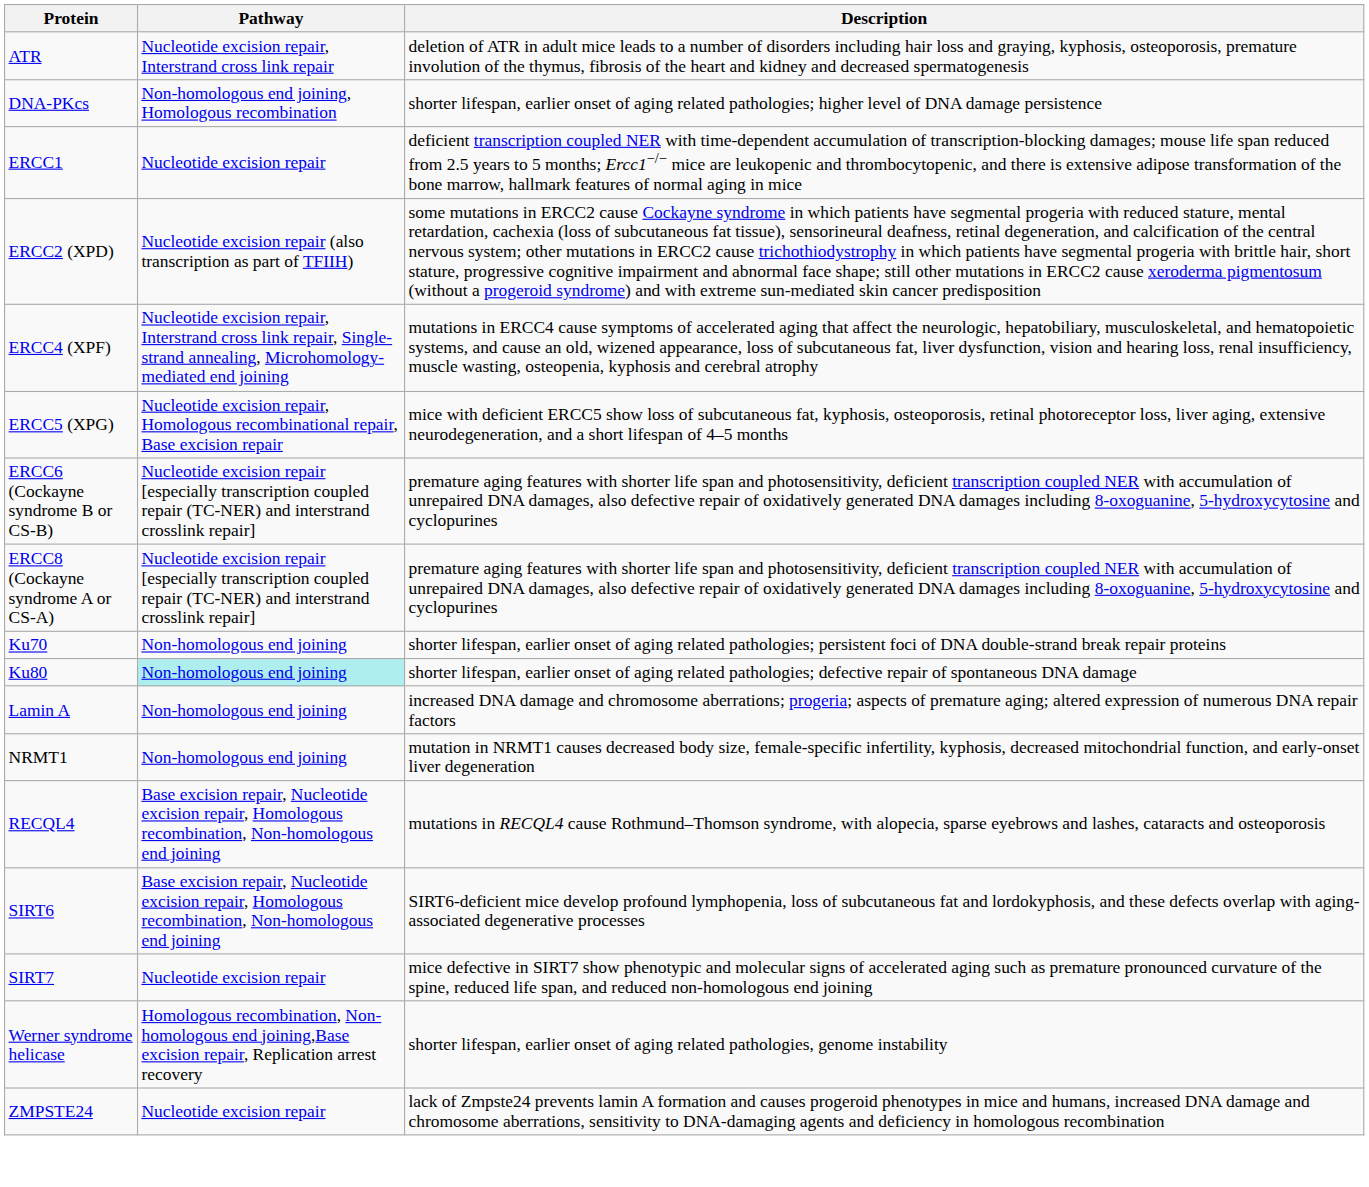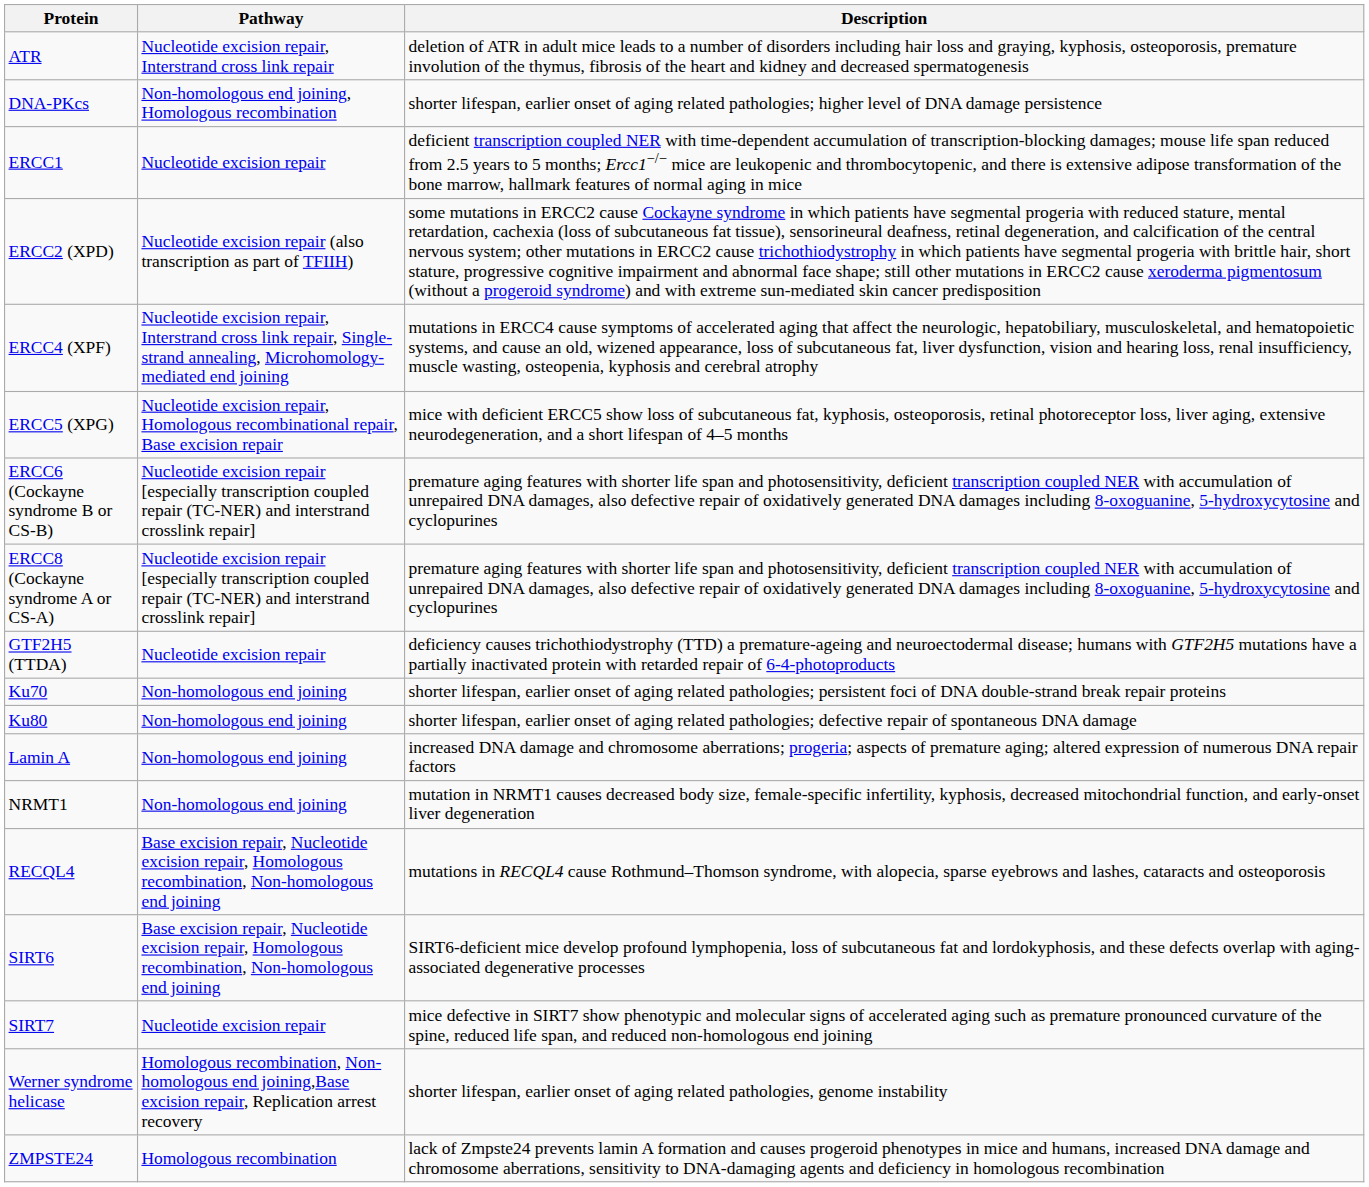+ row: (40, 654)
(244, 672) paleturquoise background -> (244, 719) no background
(233, 1111) Nucleotide excision repair -> (239, 1158) Homologous recombination
